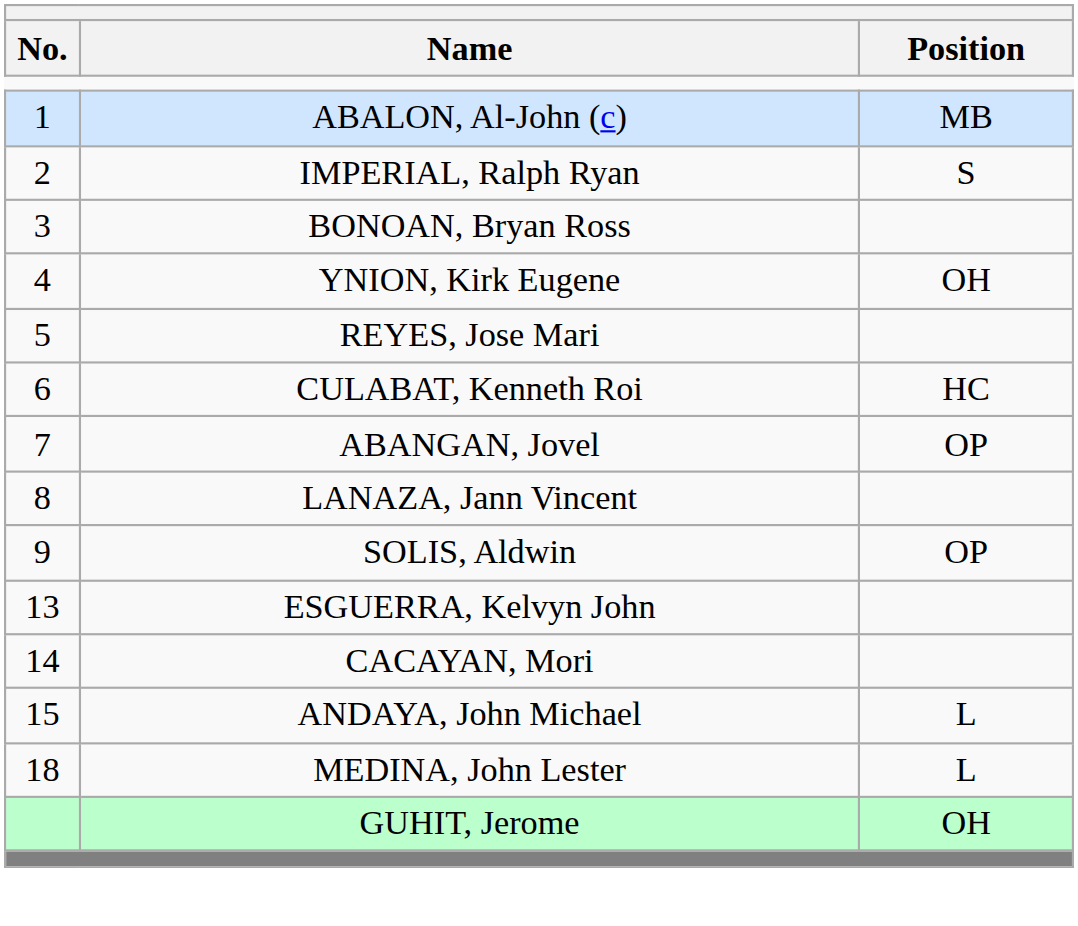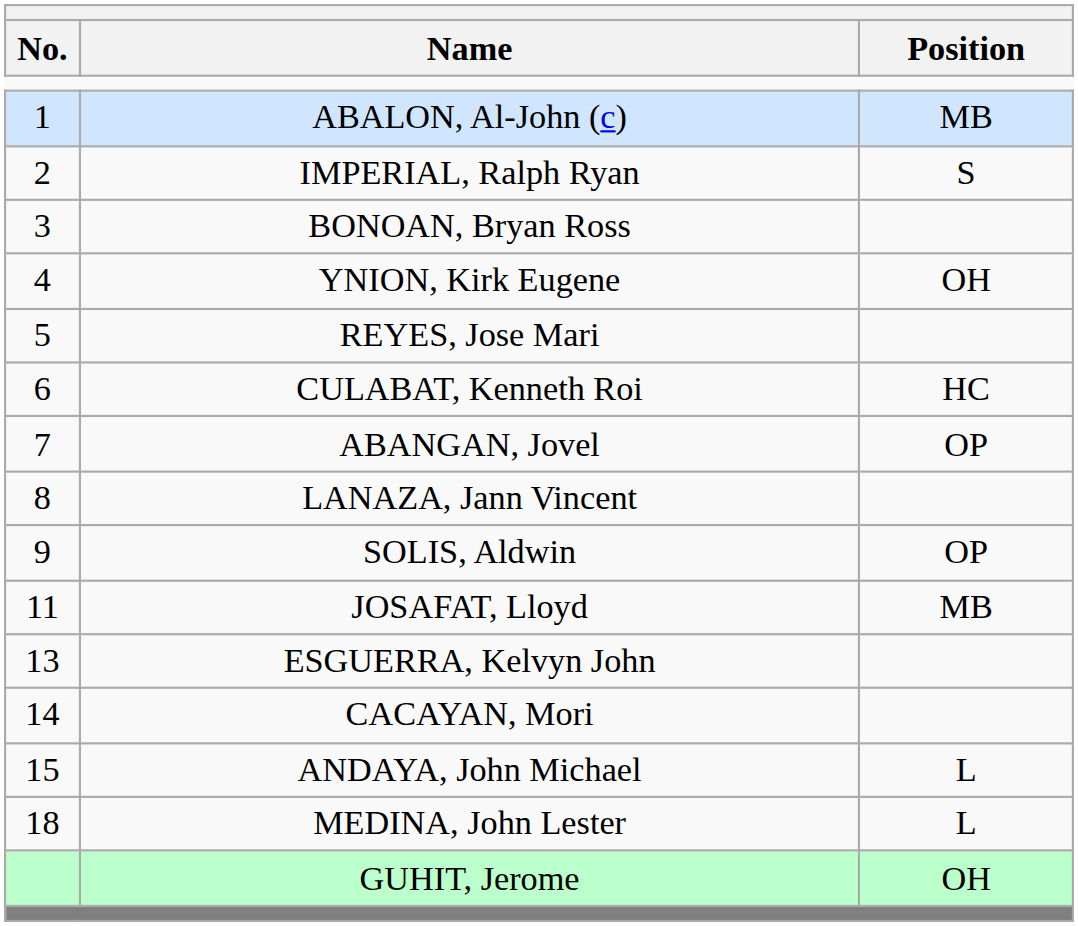+ row: (42, 606)
